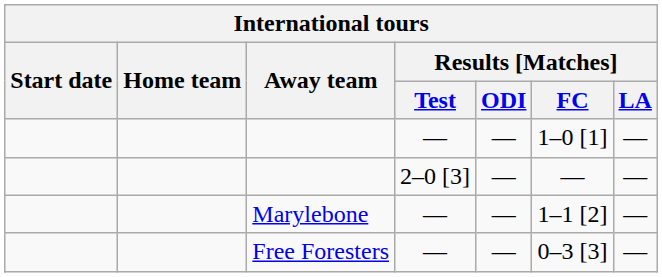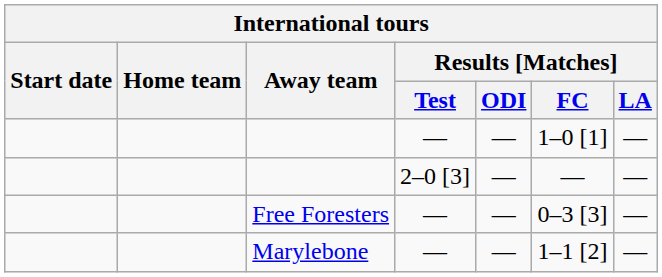rows swapped: (321, 251) <-> (310, 213)
